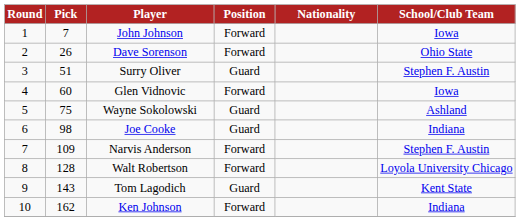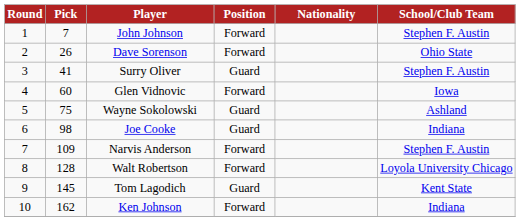(446, 33) Iowa -> (446, 33) Stephen F. Austin
(66, 71) 51 -> (66, 71) 41
(66, 187) 143 -> (66, 187) 145
